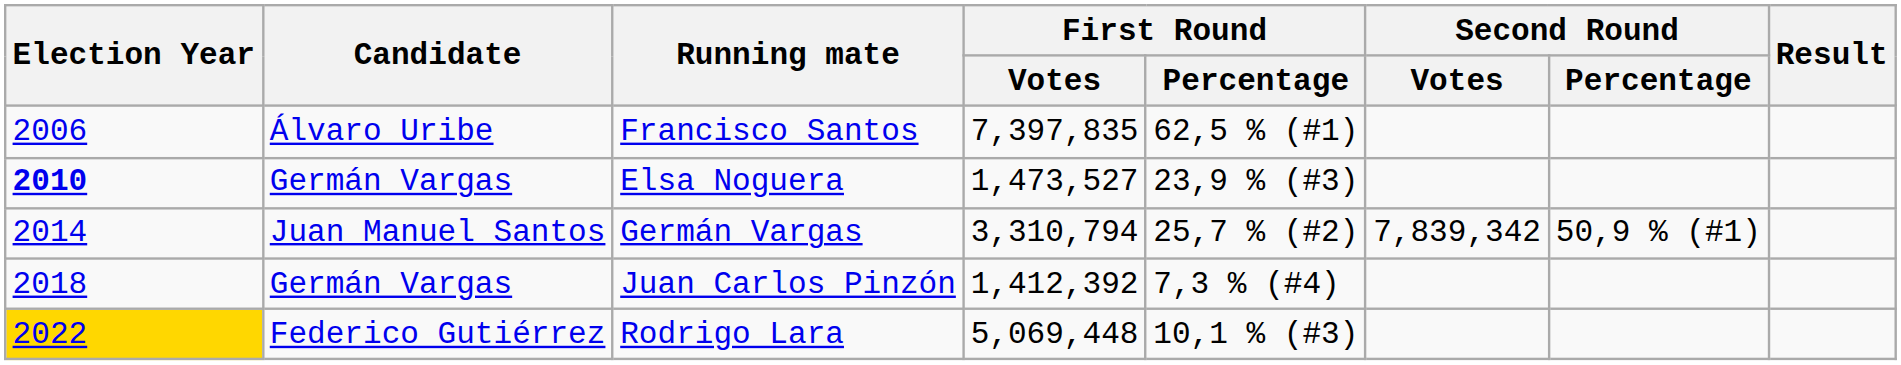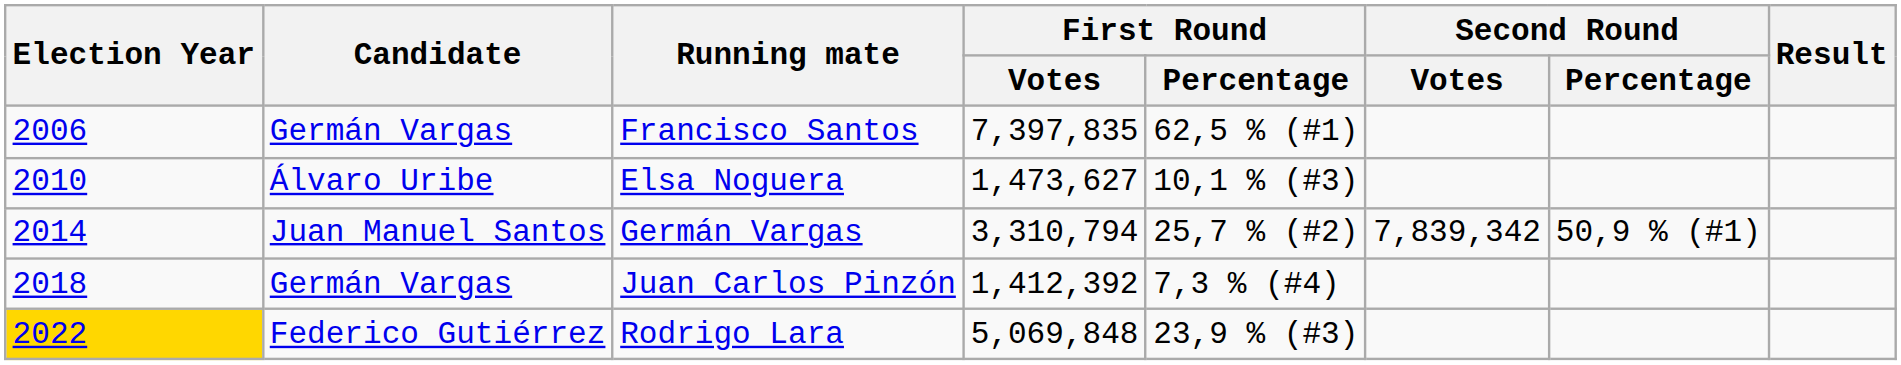(382, 132) Álvaro Uribe -> (391, 132) Germán Vargas
(50, 182) bold -> (50, 182) normal
(391, 182) Germán Vargas -> (382, 182) Álvaro Uribe
(1055, 182) 1,473,527 -> (1055, 182) 1,473,627
(1256, 182) 23,9 % (#3) -> (1256, 182) 10,1 % (#3)
(1055, 334) 5,069,448 -> (1055, 334) 5,069,848
(1256, 334) 10,1 % (#3) -> (1256, 334) 23,9 % (#3)
